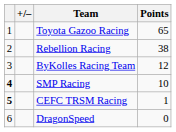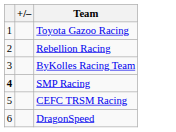- column: (154, 13)
(9, 101) bold -> (9, 101) normal
